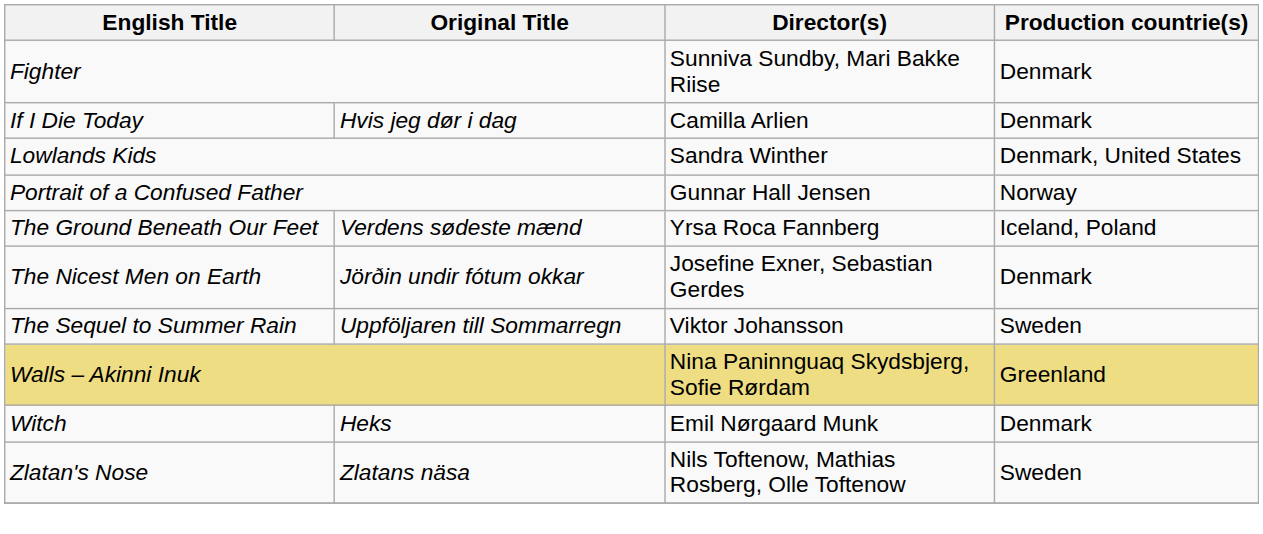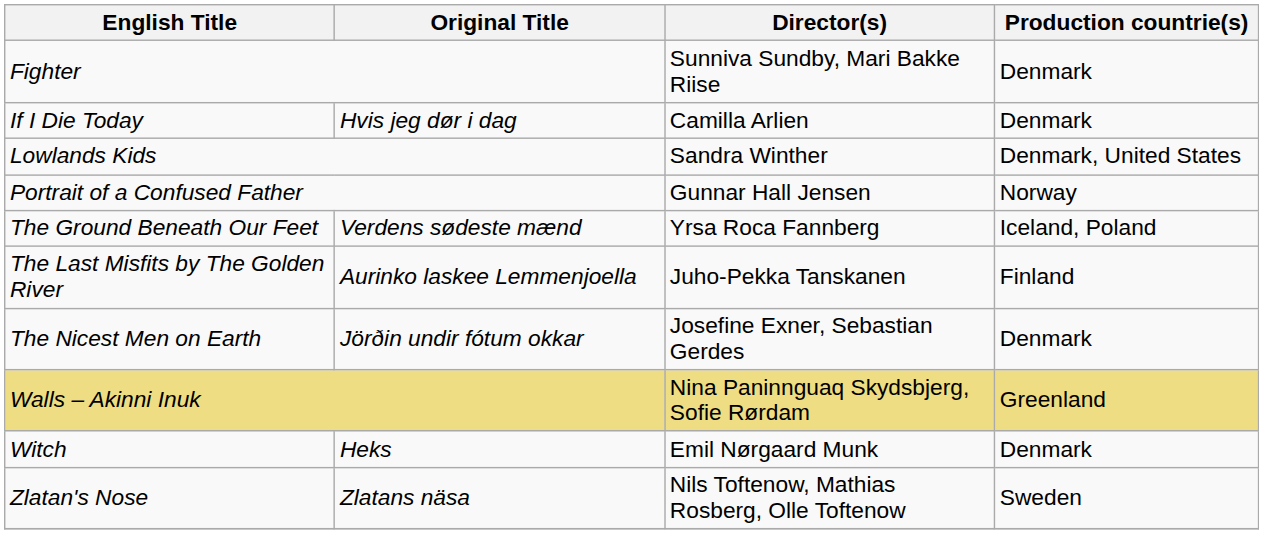+ row: (167, 277)
- row: (153, 325)
